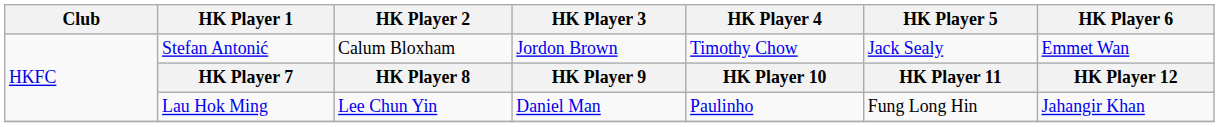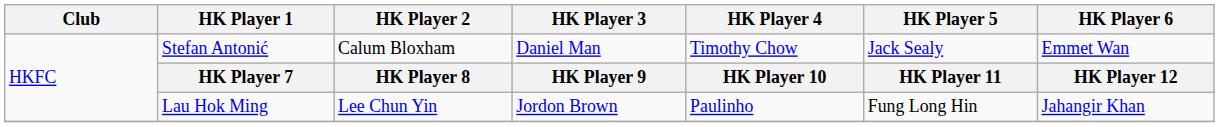(567, 48) Jordon Brown -> (559, 48) Daniel Man
(559, 106) Daniel Man -> (567, 106) Jordon Brown
